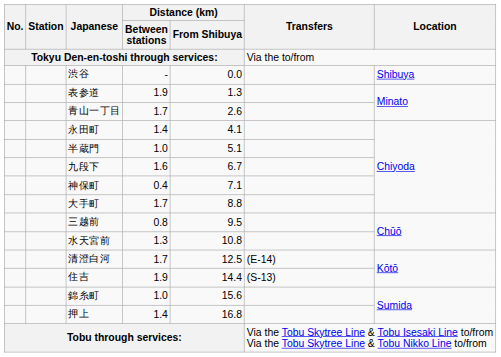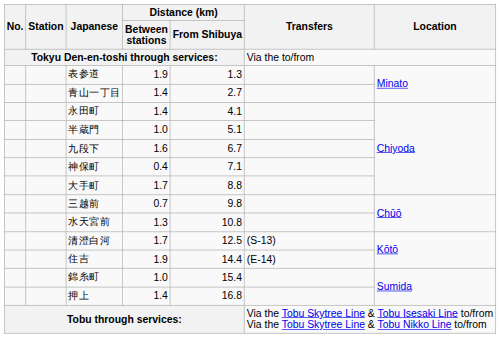- row: (79, 74)
(161, 111) 1.7 -> (161, 93) 1.4
(235, 111) 2.6 -> (235, 93) 2.7
(161, 222) 0.8 -> (161, 204) 0.7
(235, 222) 9.5 -> (235, 204) 9.8
(261, 259) (E-14) -> (261, 240) (S-13)
(261, 277) (S-13) -> (261, 259) (E-14)
(232, 296) 15.6 -> (232, 277) 15.4
